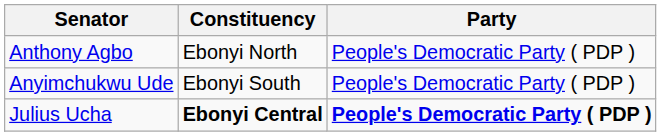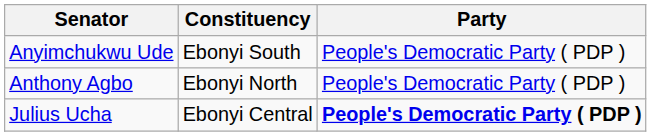rows swapped: (71, 51) <-> (91, 83)
(253, 114) bold -> (248, 114) normal
